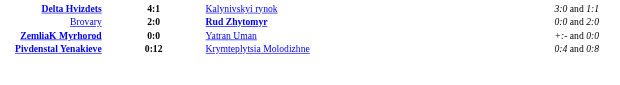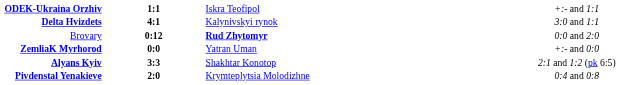+ row: (53, 9)
(154, 22) 2:0 -> (154, 36) 0:12
+ row: (76, 62)
(154, 49) 0:12 -> (154, 76) 2:0
